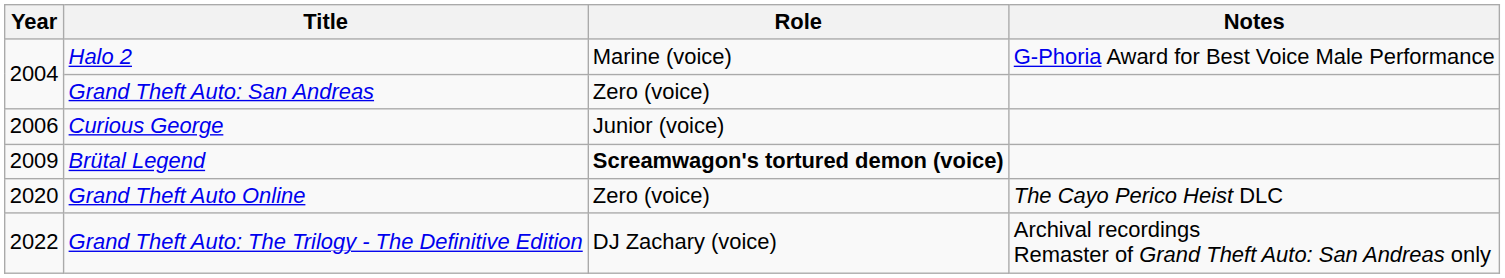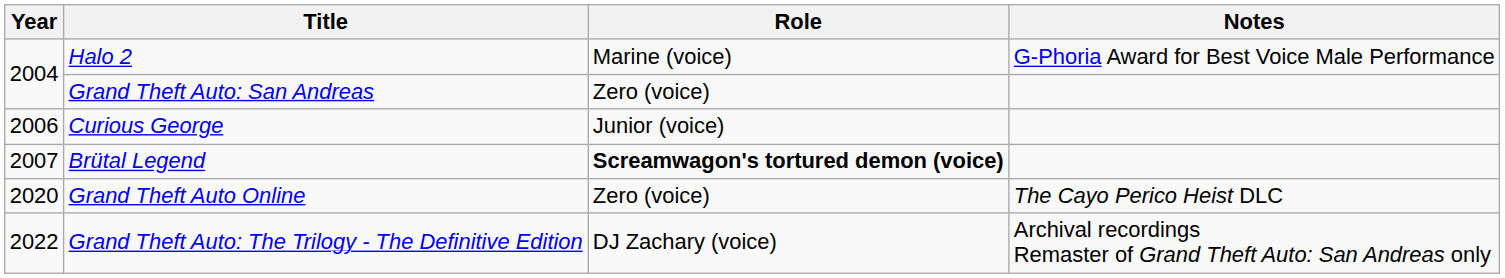(34, 160) 2009 -> (34, 160) 2007
